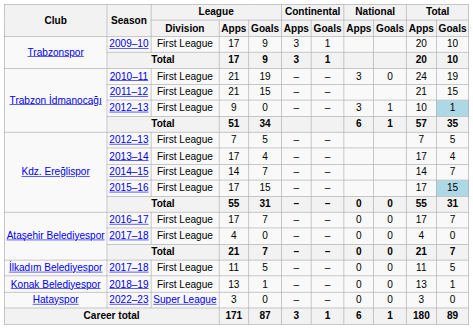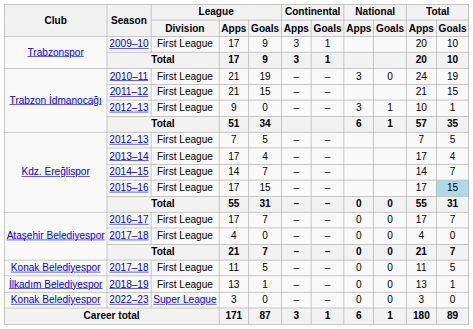(453, 108) lightblue background -> (453, 108) no background
(56, 268) İlkadım Belediyespor -> (56, 268) Konak Belediyespor
(56, 284) Konak Belediyespor -> (56, 284) İlkadım Belediyespor
(56, 300) Hatayspor -> (56, 300) Konak Belediyespor
